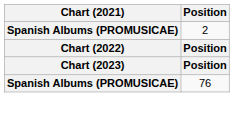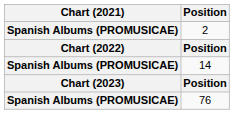+ row: (205, 65)
